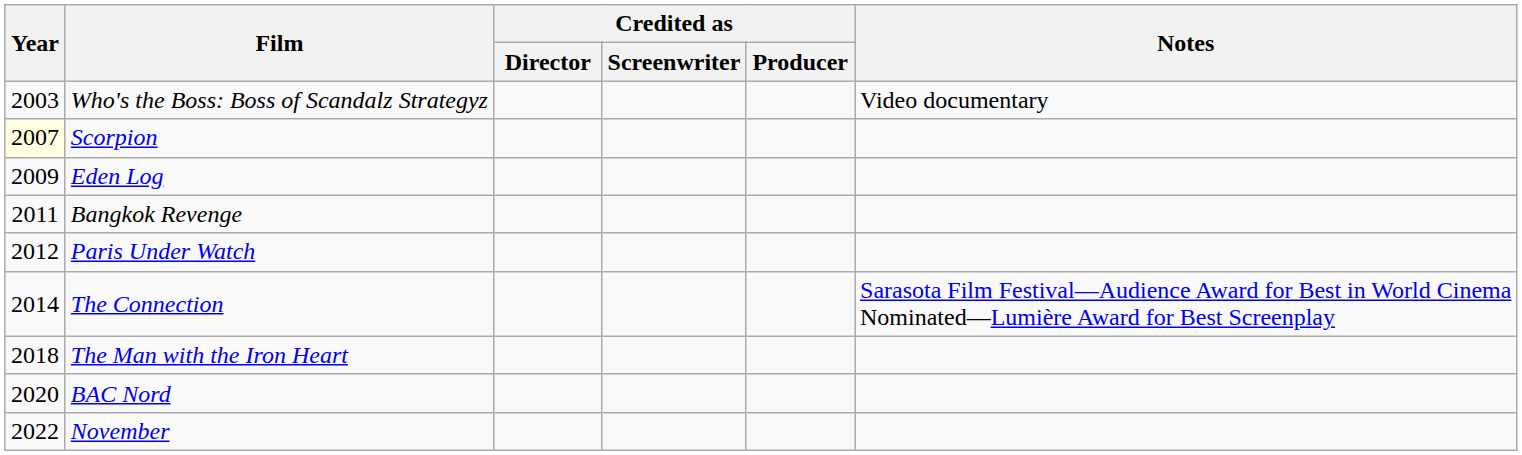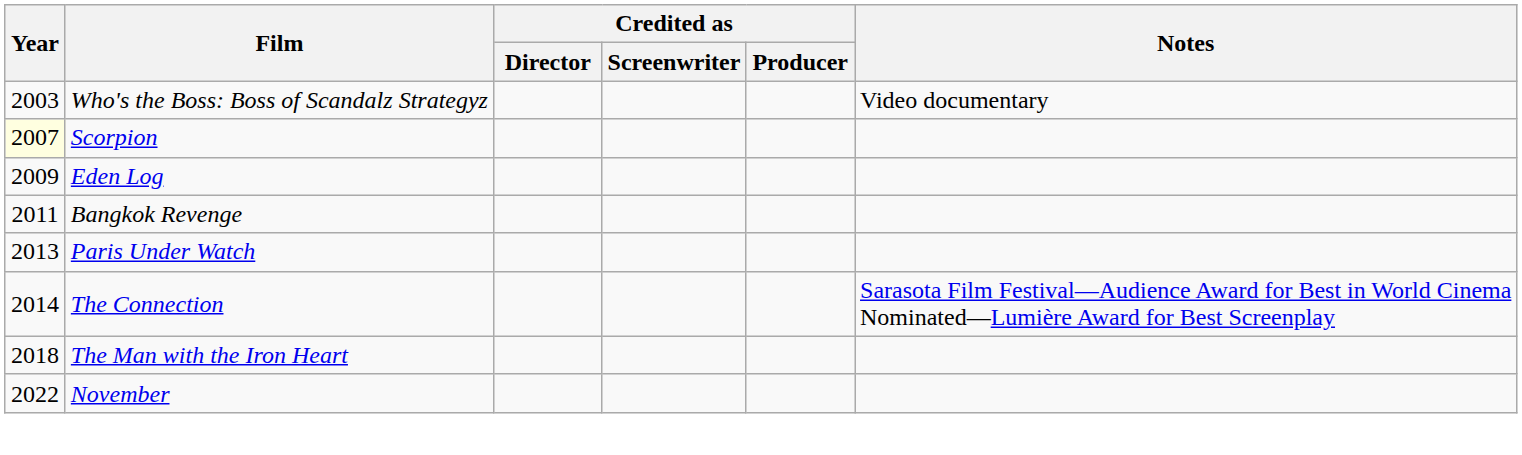(35, 251) 2012 -> (35, 251) 2013
- row: (121, 393)
